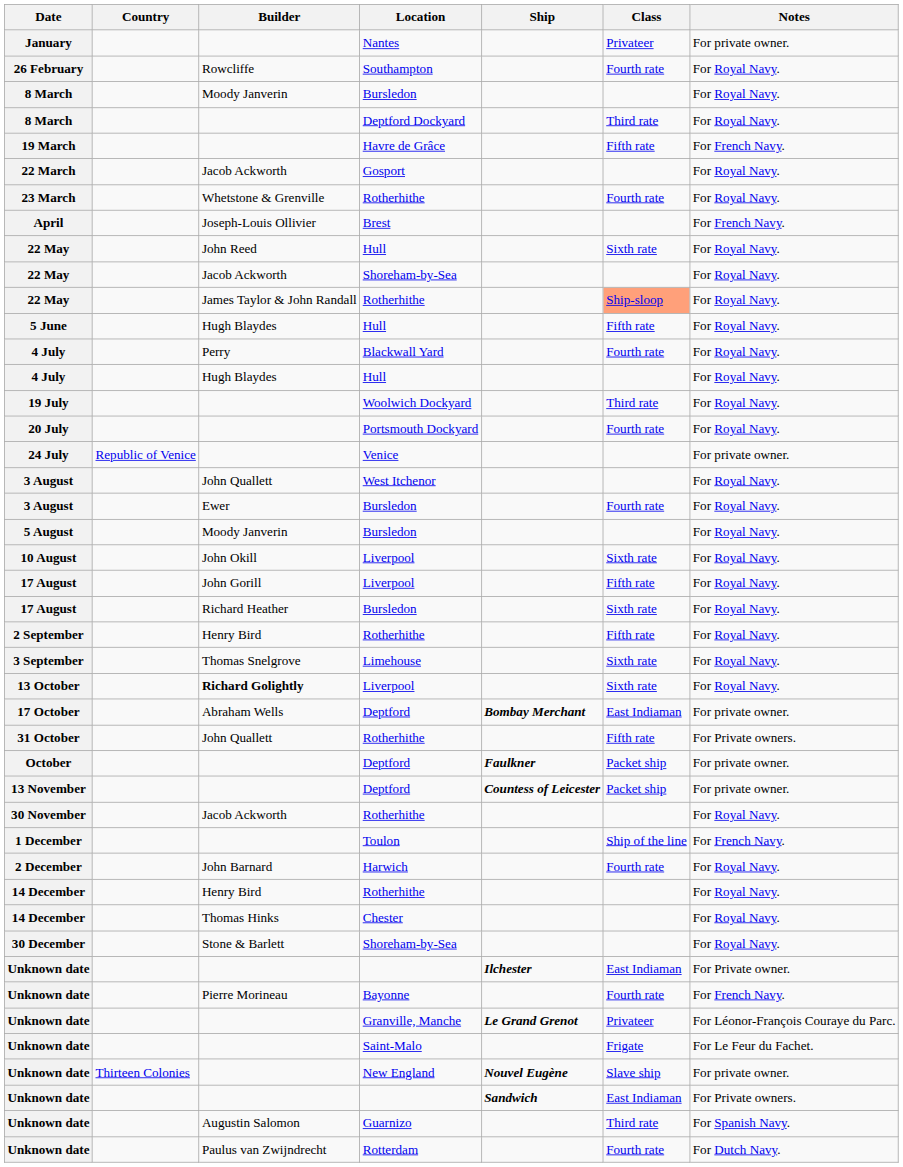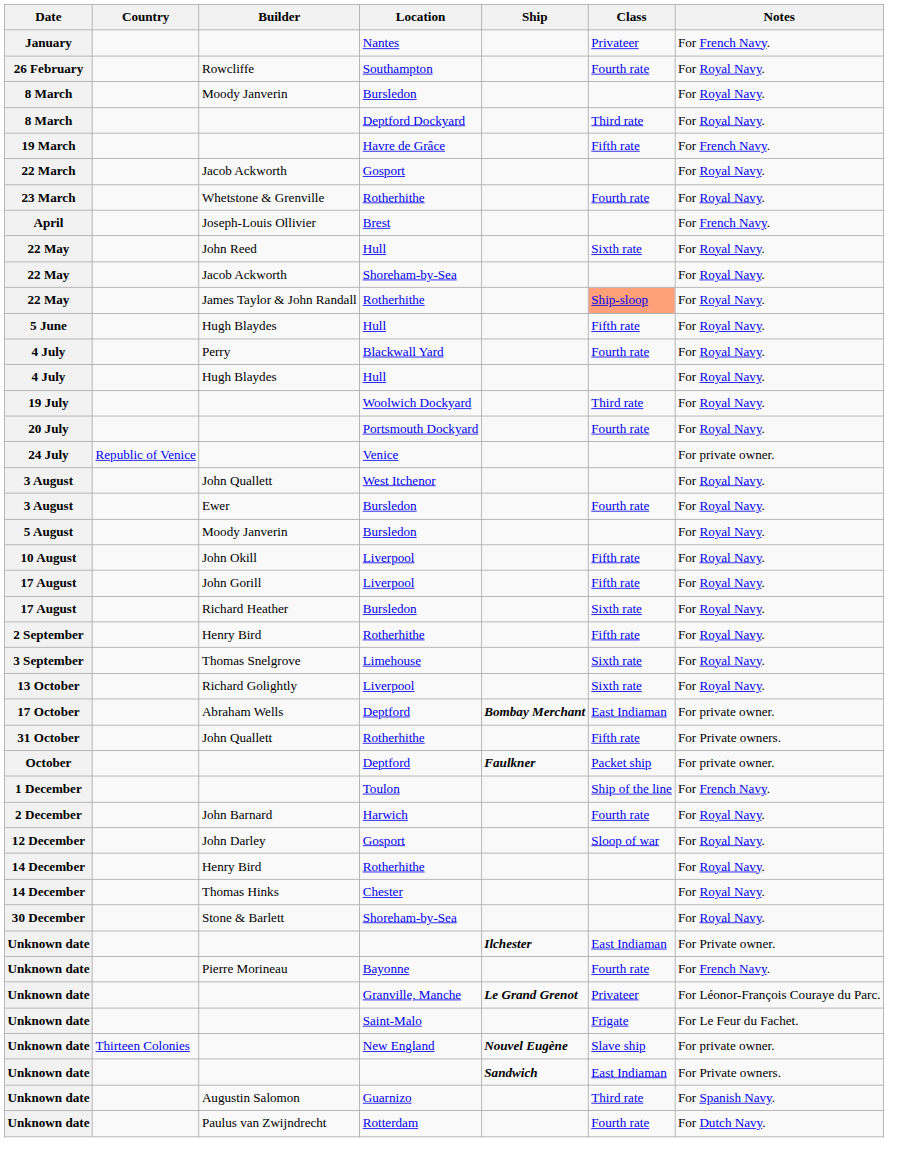(741, 43) For private owner. -> (724, 43) For French Navy.
(632, 557) Sixth rate -> (616, 557) Fifth rate
(253, 686) bold -> (249, 686) normal
- row: (48, 789)
- row: (48, 814)
+ row: (48, 840)
